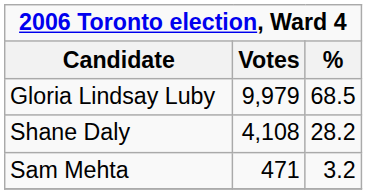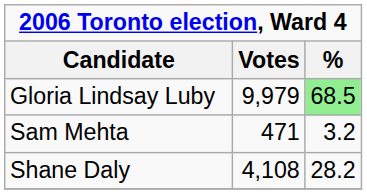(333, 96) no background -> (333, 96) lightgreen background
rows swapped: (70, 133) <-> (69, 170)
